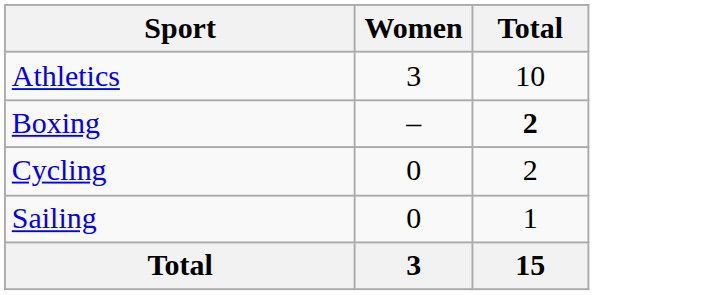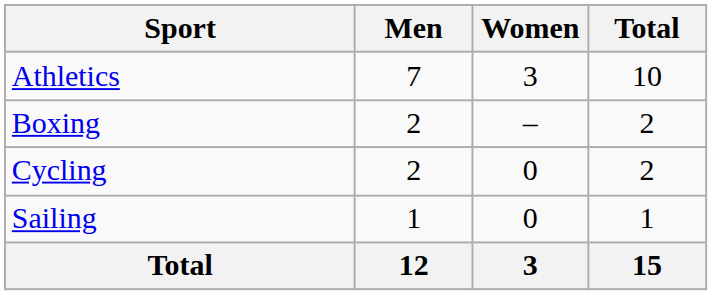+ column: (414, 28)
(530, 123) bold -> (647, 123) normal
